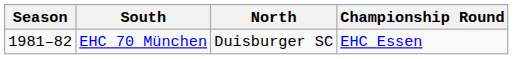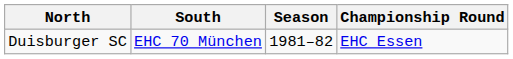columns swapped: (40, 17) <-> (274, 17)
